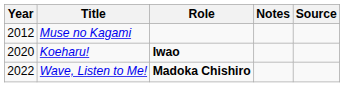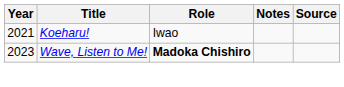- row: (85, 33)
(21, 52) 2020 -> (21, 33) 2021
(166, 52) bold -> (166, 33) normal
(21, 71) 2022 -> (21, 52) 2023
